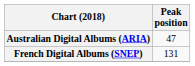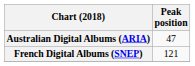(171, 54) 131 -> (171, 54) 121
